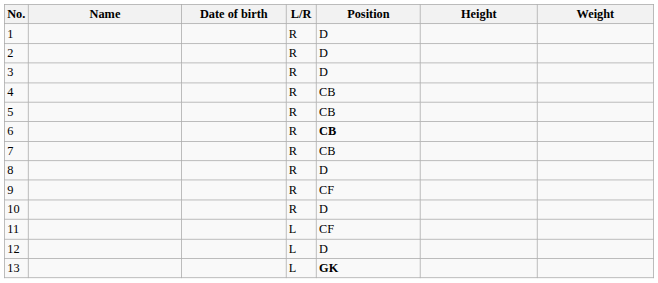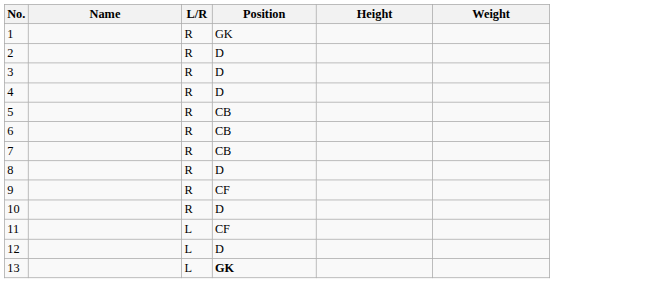- column: (234, 14)
(324, 33) D -> (224, 33) GK
(327, 92) CB -> (219, 92) D
(328, 131) bold -> (223, 131) normal
